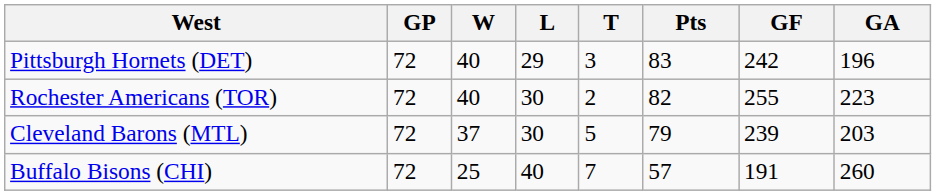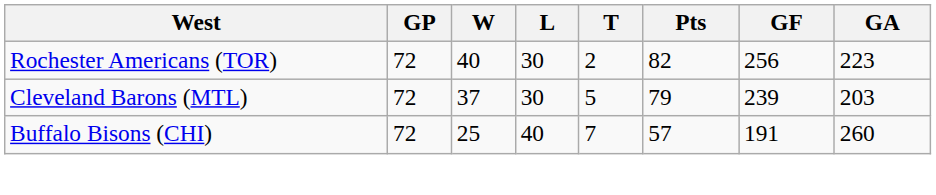- row: (131, 60)
(762, 97) 255 -> (762, 60) 256
